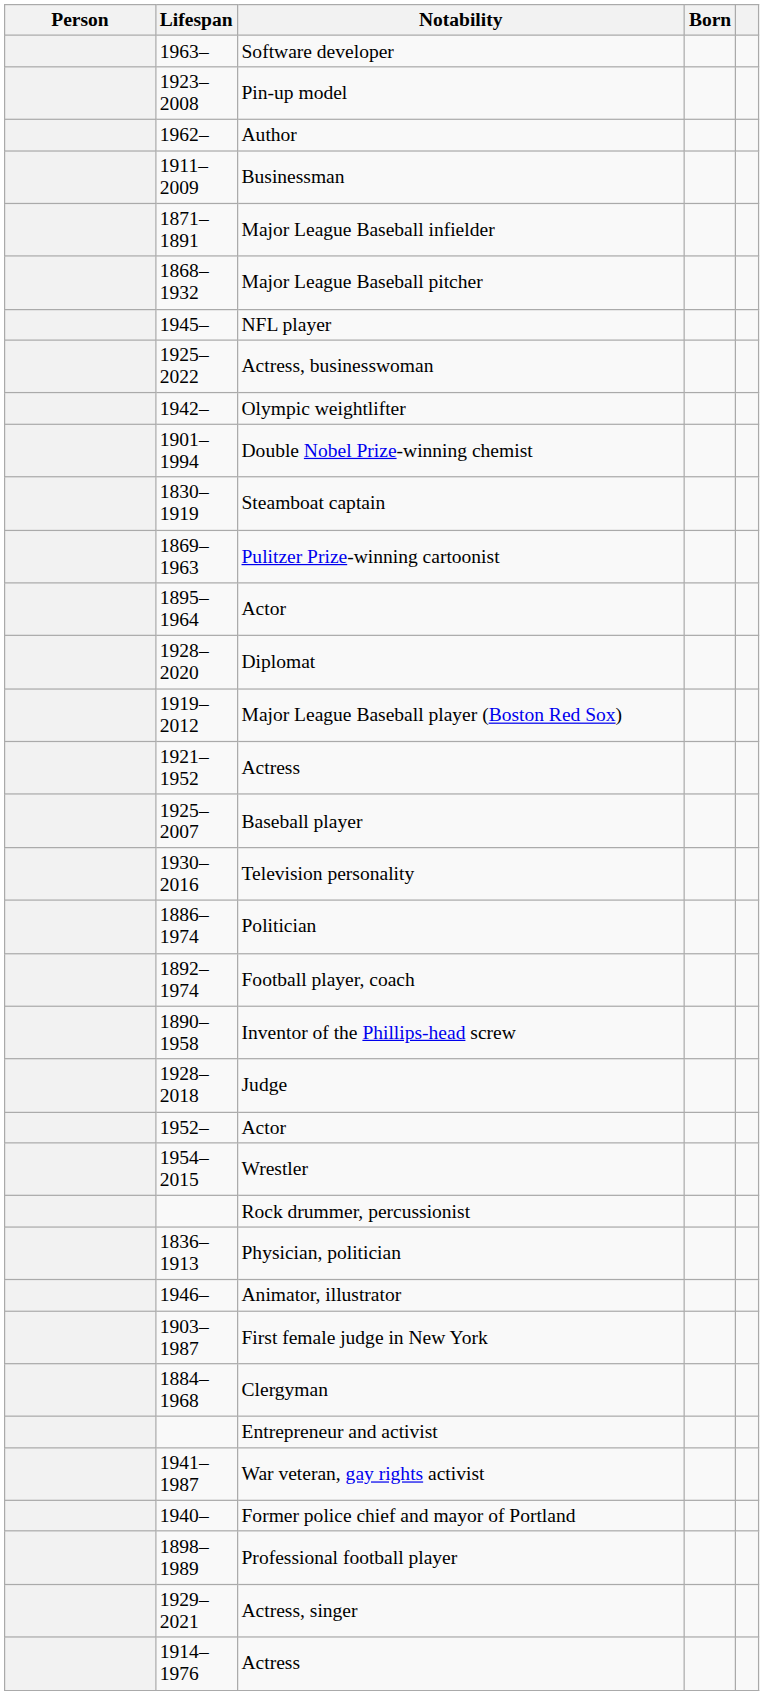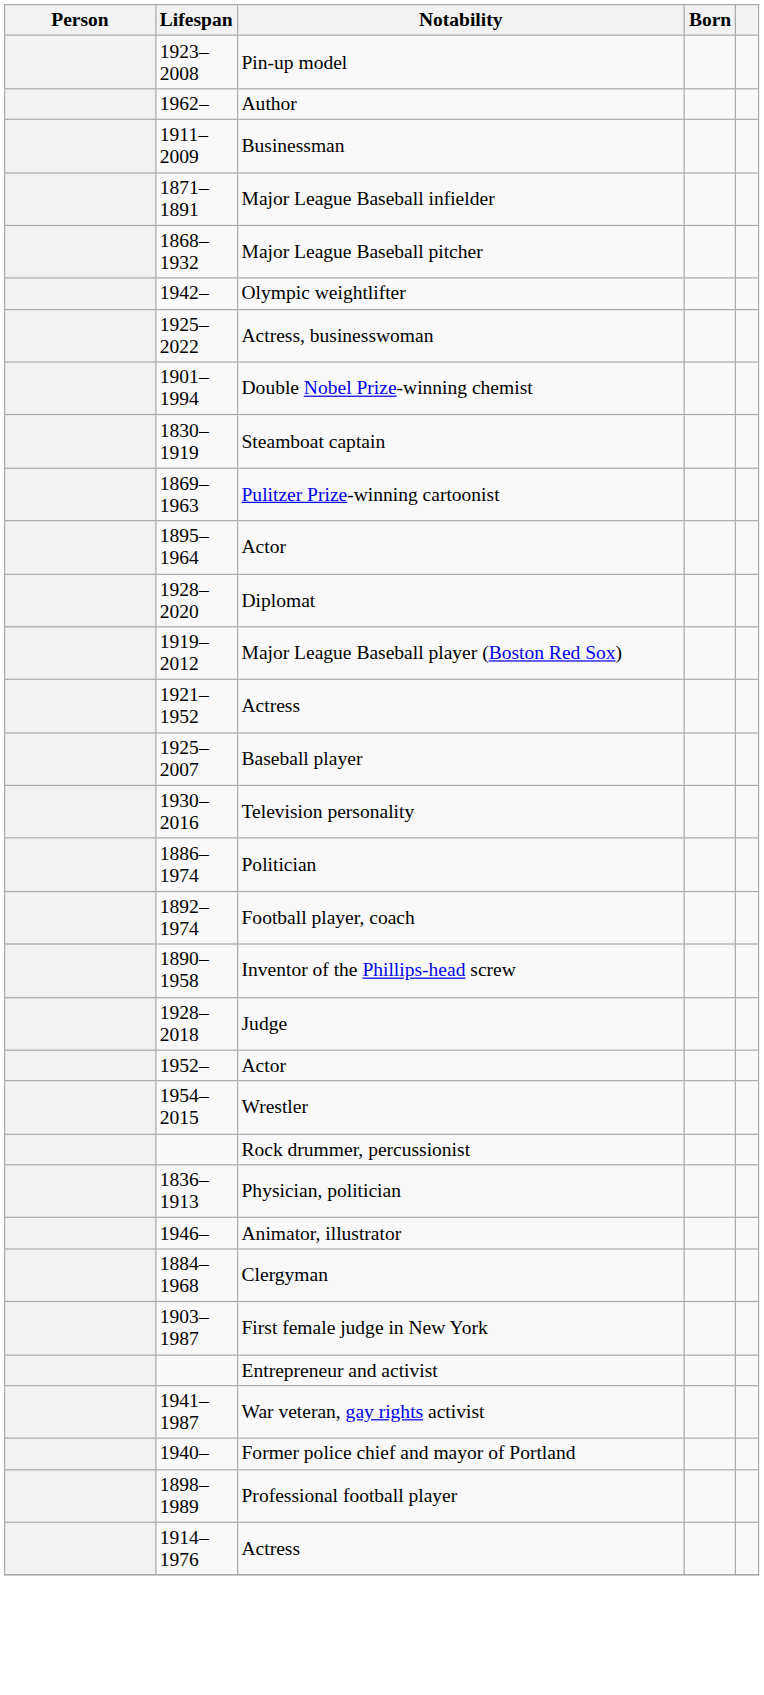- row: (184, 50)
- row: (184, 324)
rows swapped: (184, 408) <-> (184, 366)
rows swapped: (184, 1336) <-> (184, 1389)
- row: (184, 1610)
